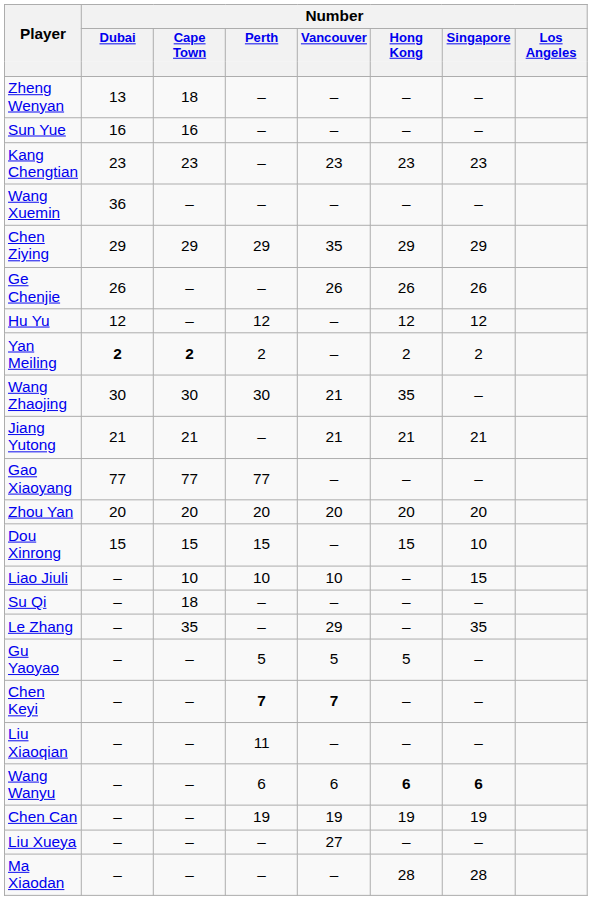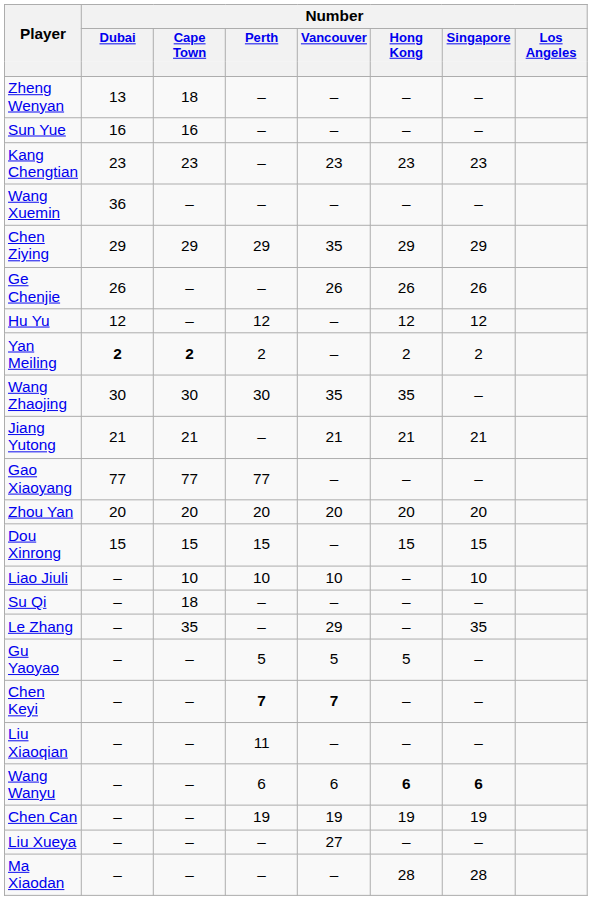(334, 395) 21 -> (334, 395) 35
(479, 544) 10 -> (479, 544) 15
(479, 577) 15 -> (479, 577) 10
